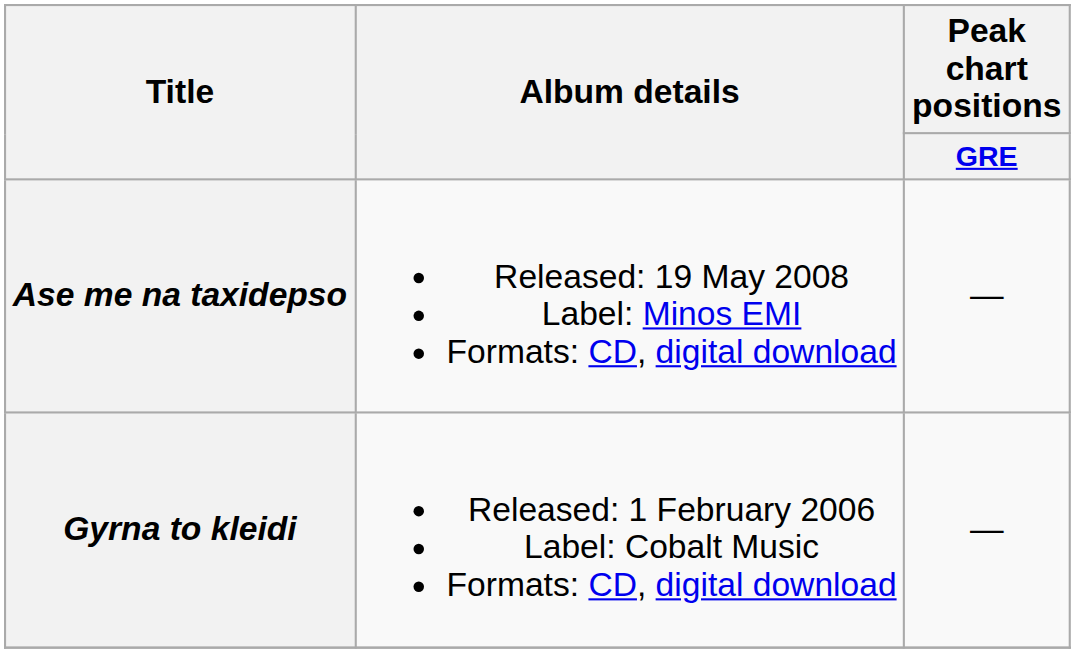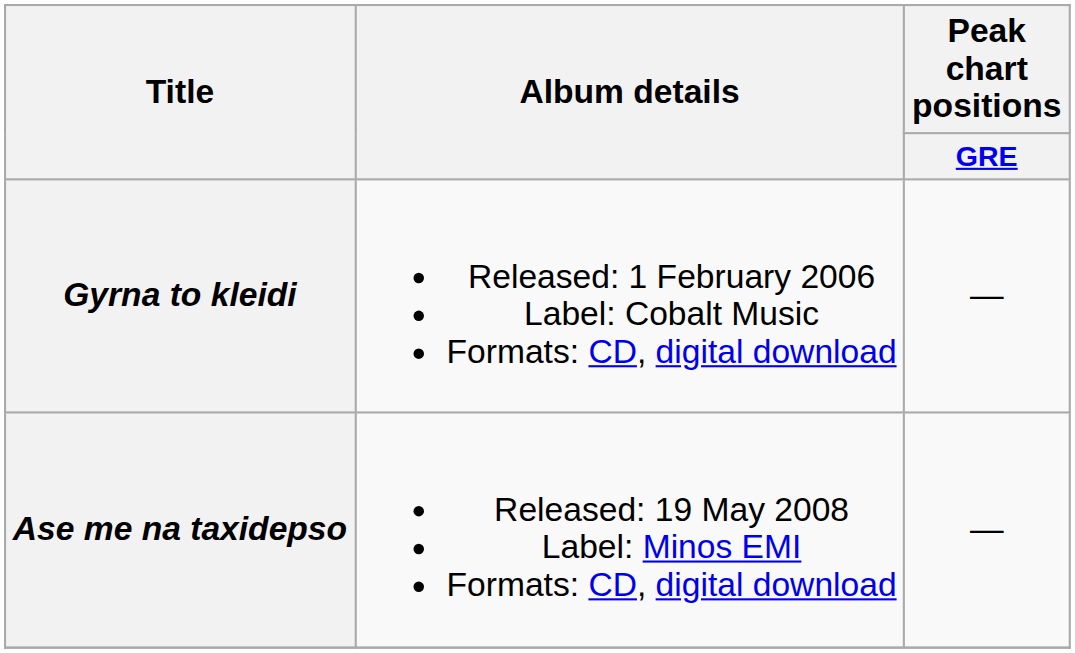rows swapped: (180, 529) <-> (180, 295)
